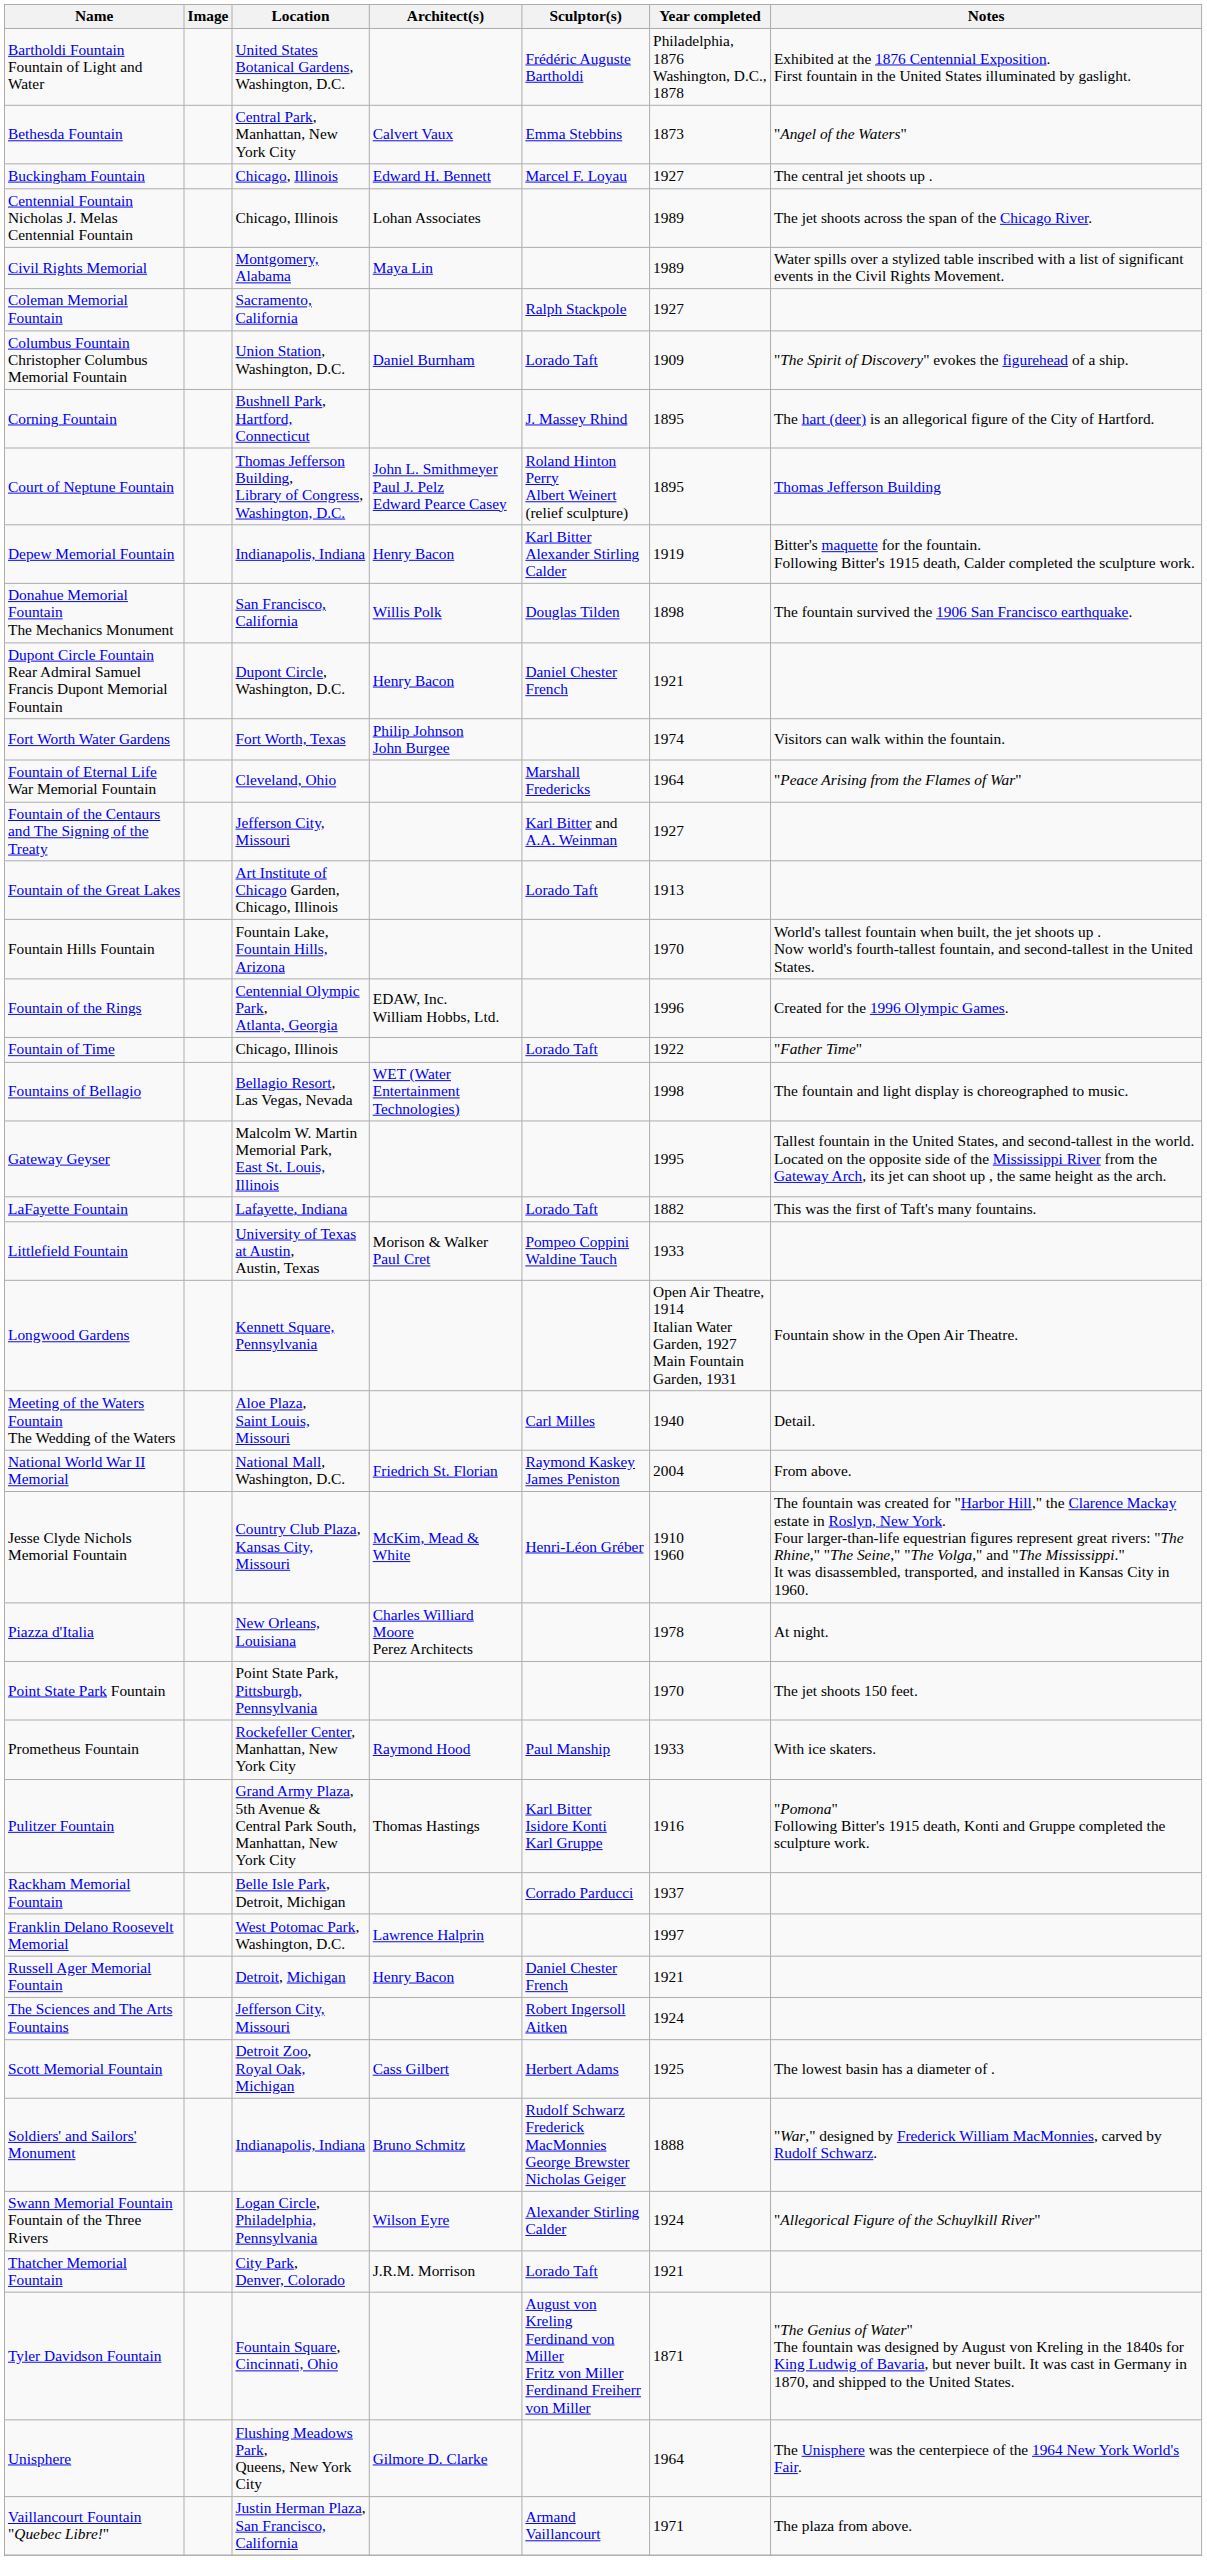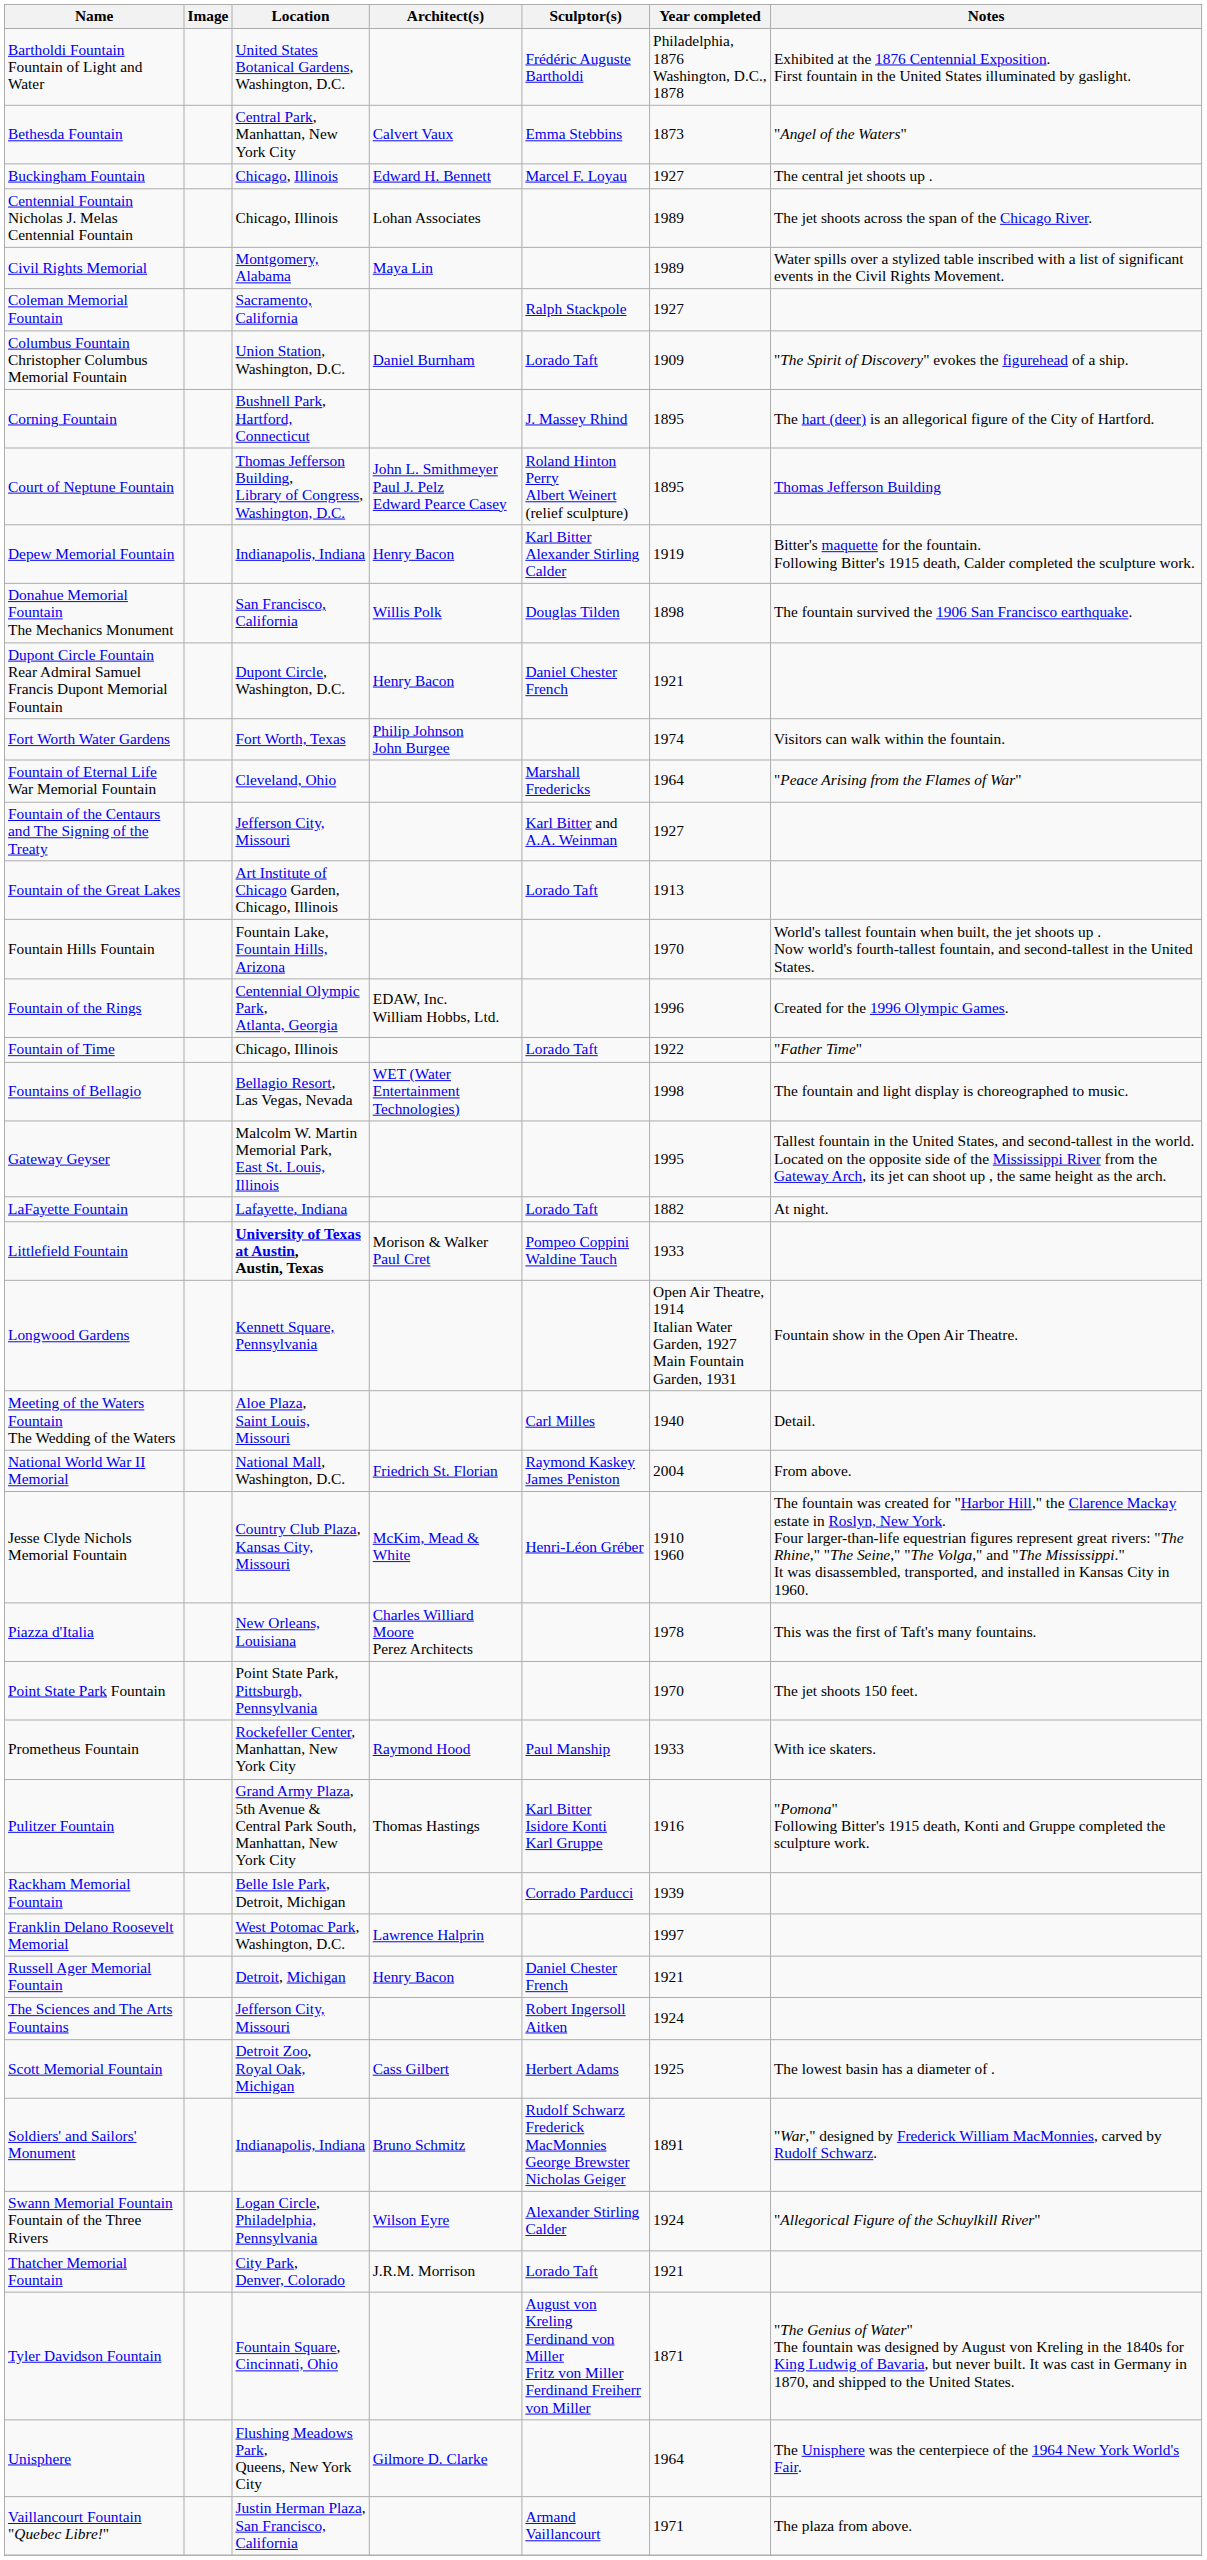(905, 1209) This was the first of Taft's many fountains. -> (801, 1209) At night.
(296, 1250) normal -> (298, 1250) bold
(801, 1631) At night. -> (905, 1631) This was the first of Taft's many fountains.
(668, 1893) 1937 -> (668, 1893) 1939
(668, 2144) 1888 -> (668, 2144) 1891
